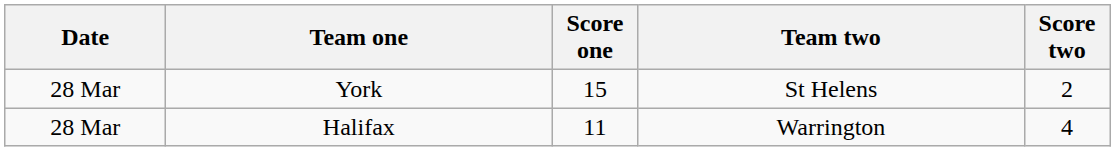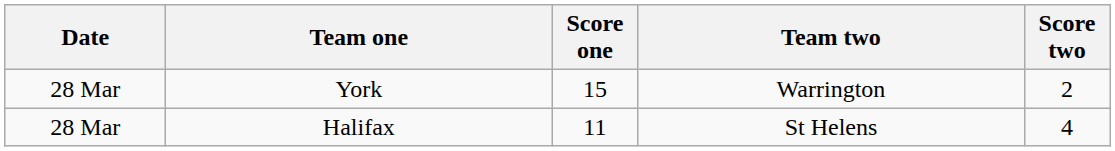(831, 88) St Helens -> (831, 88) Warrington
(831, 126) Warrington -> (831, 126) St Helens
